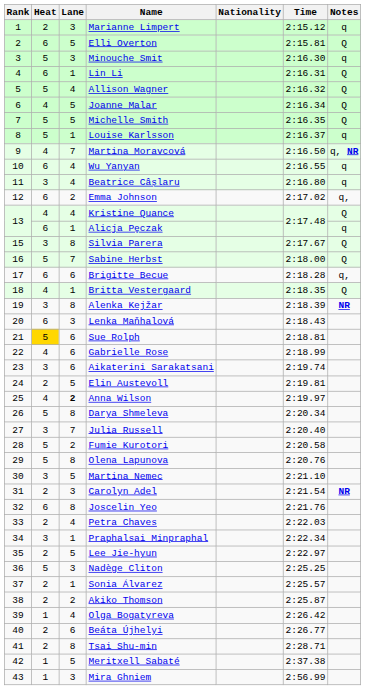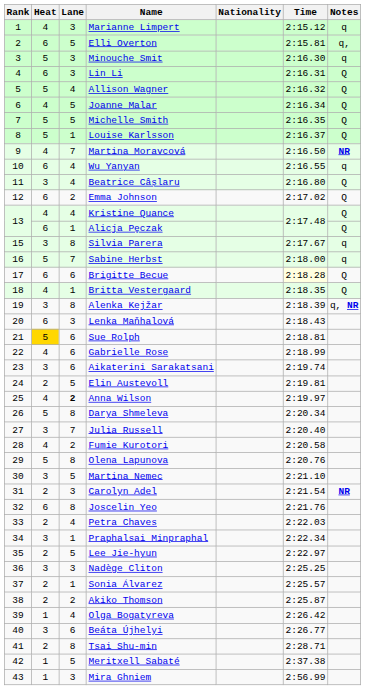(45, 28) 2 -> (45, 28) 4
(344, 43) Q -> (344, 43) q,
(73, 74) 1 -> (73, 74) 3
(344, 136) q -> (344, 136) Q
(344, 151) q, NR -> (344, 151) NR
(344, 182) q -> (344, 182) Q
(344, 198) q, -> (344, 198) Q
(344, 229) q -> (344, 229) Q
(344, 244) Q -> (344, 244) q
(344, 260) Q -> (344, 260) q
(305, 275) no background -> (305, 275) lightyellow background
(344, 275) q, -> (344, 275) Q
(344, 306) NR -> (344, 306) q, NR
(45, 445) 5 -> (45, 445) 4
(45, 569) 5 -> (45, 569) 3
(45, 631) 2 -> (45, 631) 3
